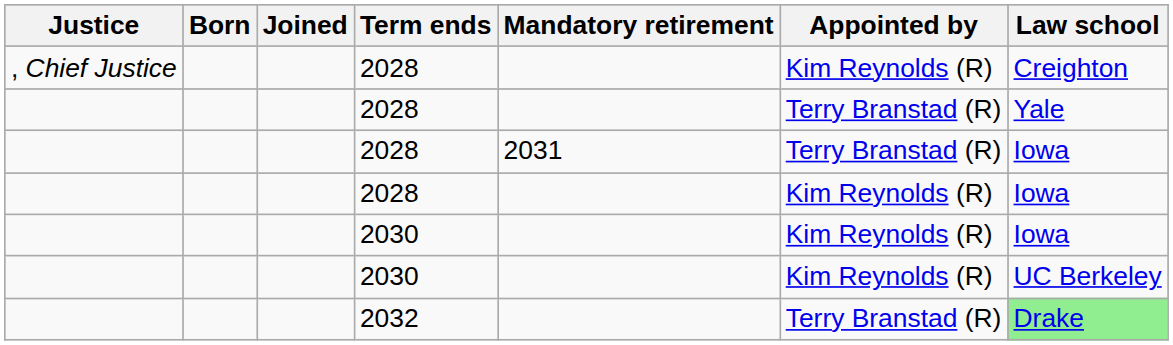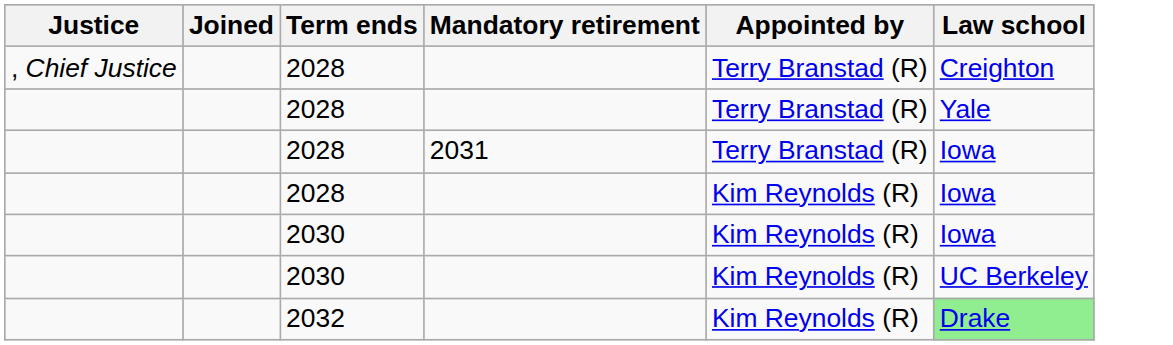- column: (220, 25)
(889, 67) Kim Reynolds (R) -> (820, 67) Terry Branstad (R)
(894, 318) Terry Branstad (R) -> (815, 318) Kim Reynolds (R)
